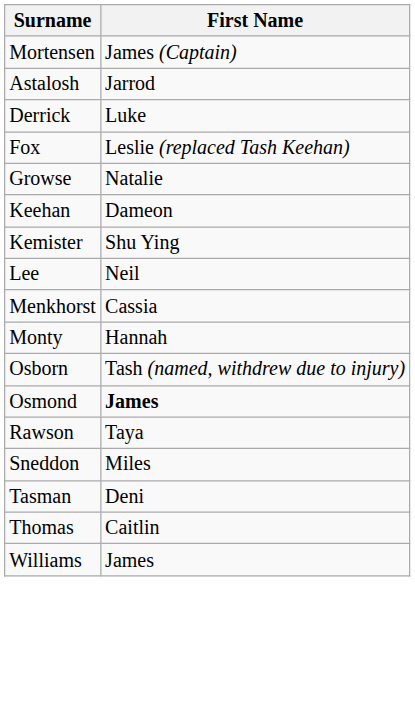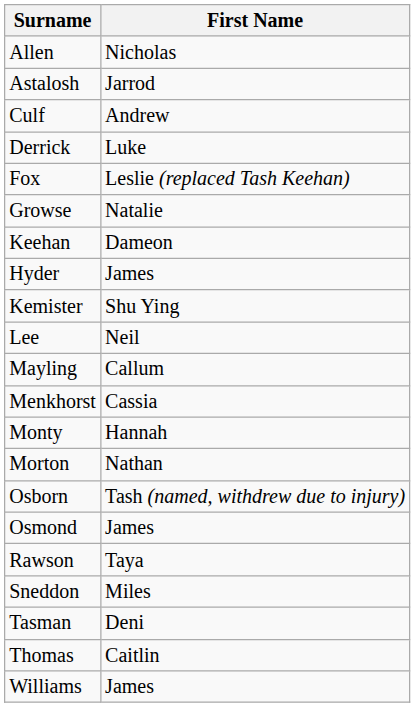- row: (52, 52)
+ row: (31, 52)
+ row: (27, 115)
+ row: (34, 274)
+ row: (43, 369)
+ row: (39, 464)
(132, 400) bold -> (130, 527) normal
